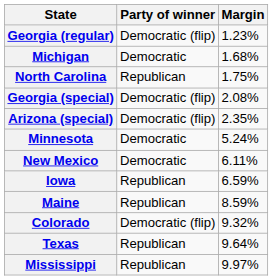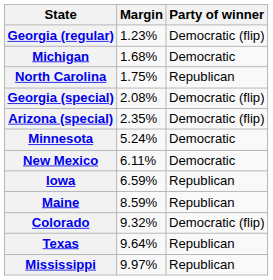columns swapped: (168, 14) <-> (243, 14)
